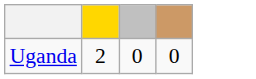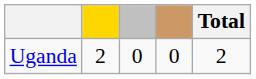+ column: (221, 21)
